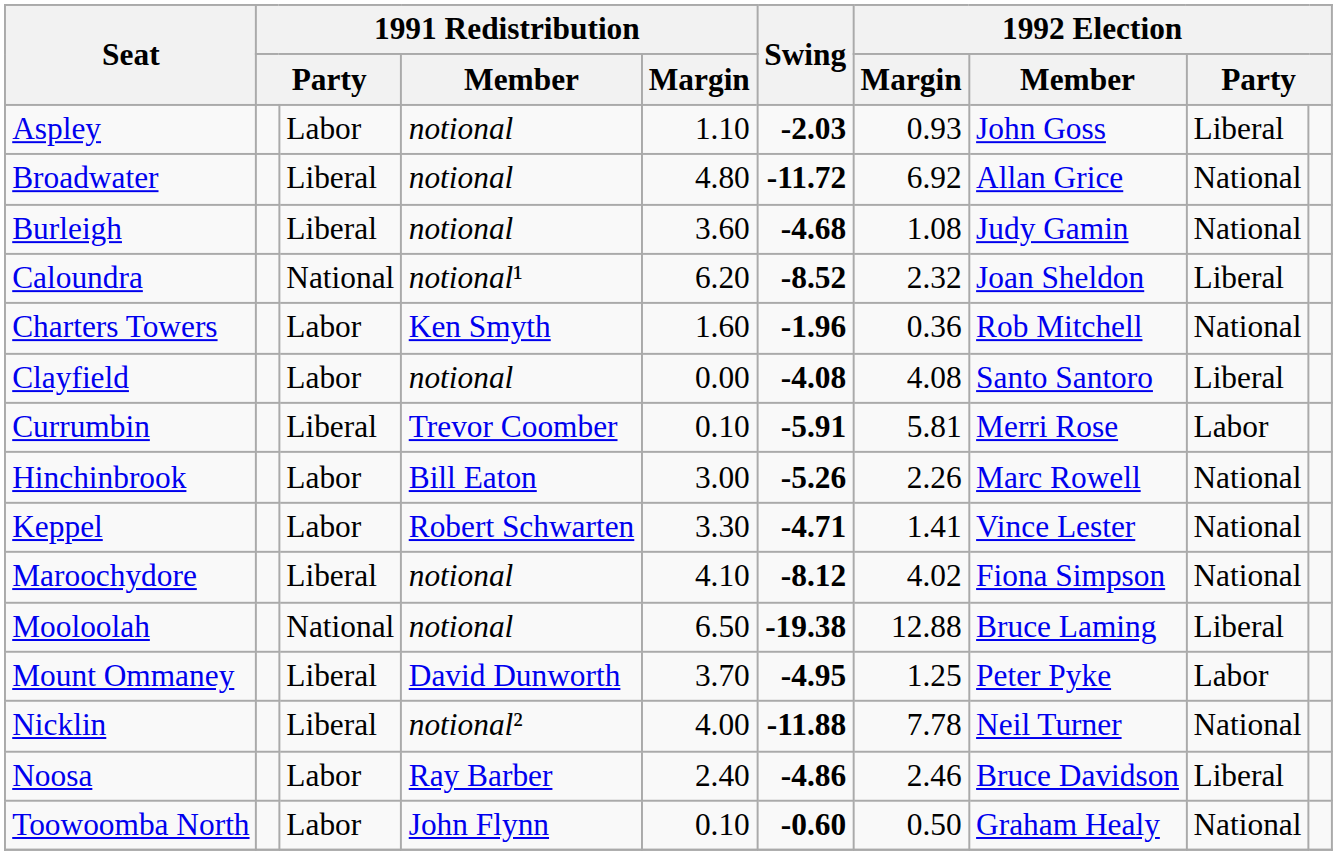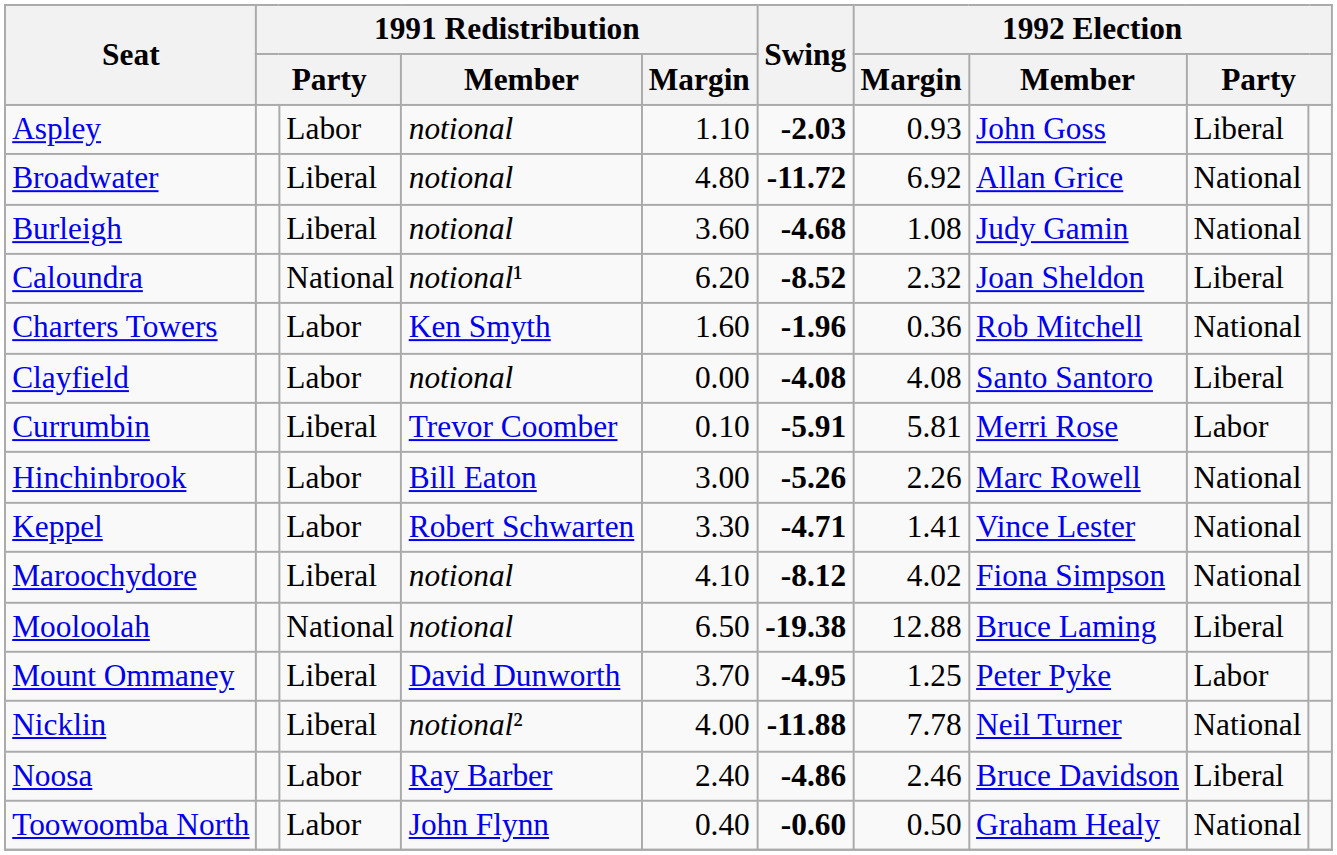(722, 825) 0.10 -> (722, 825) 0.40
